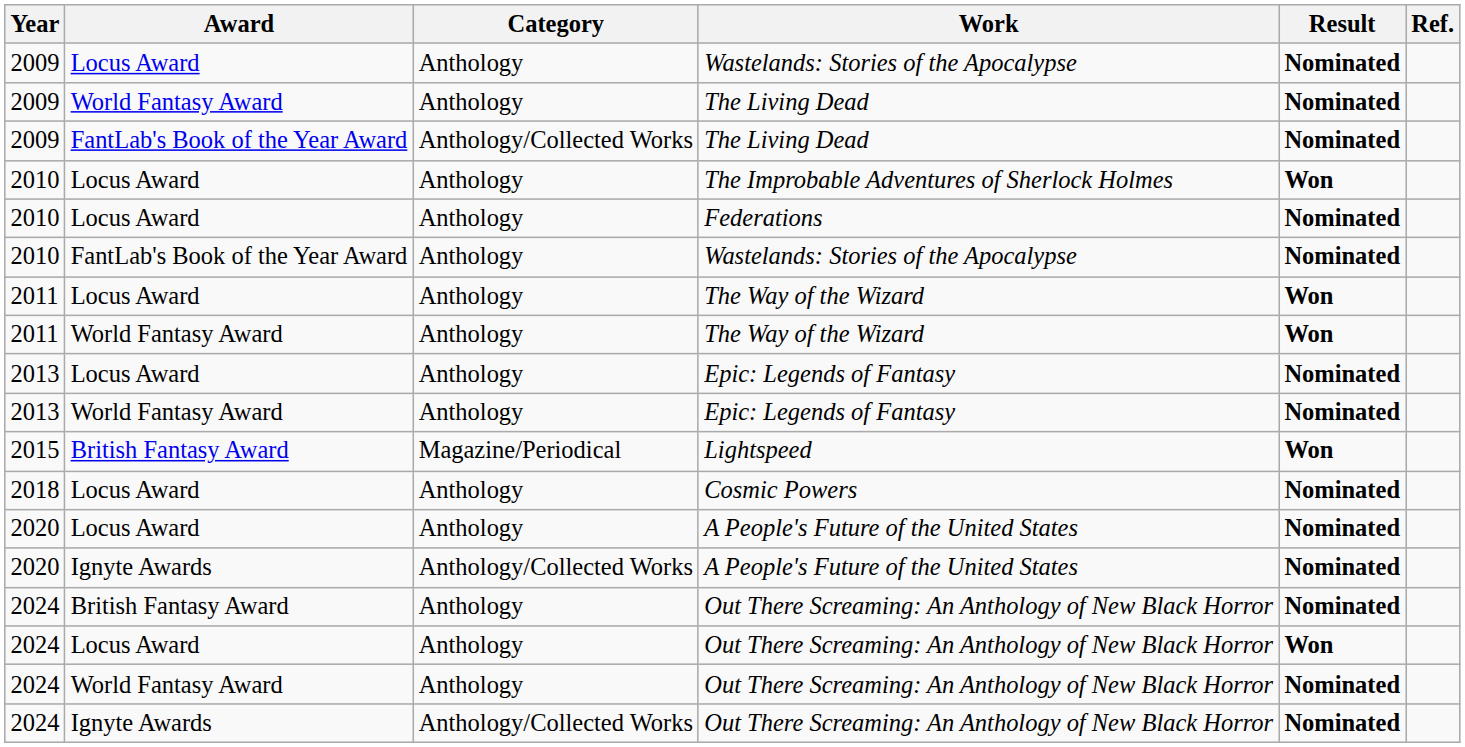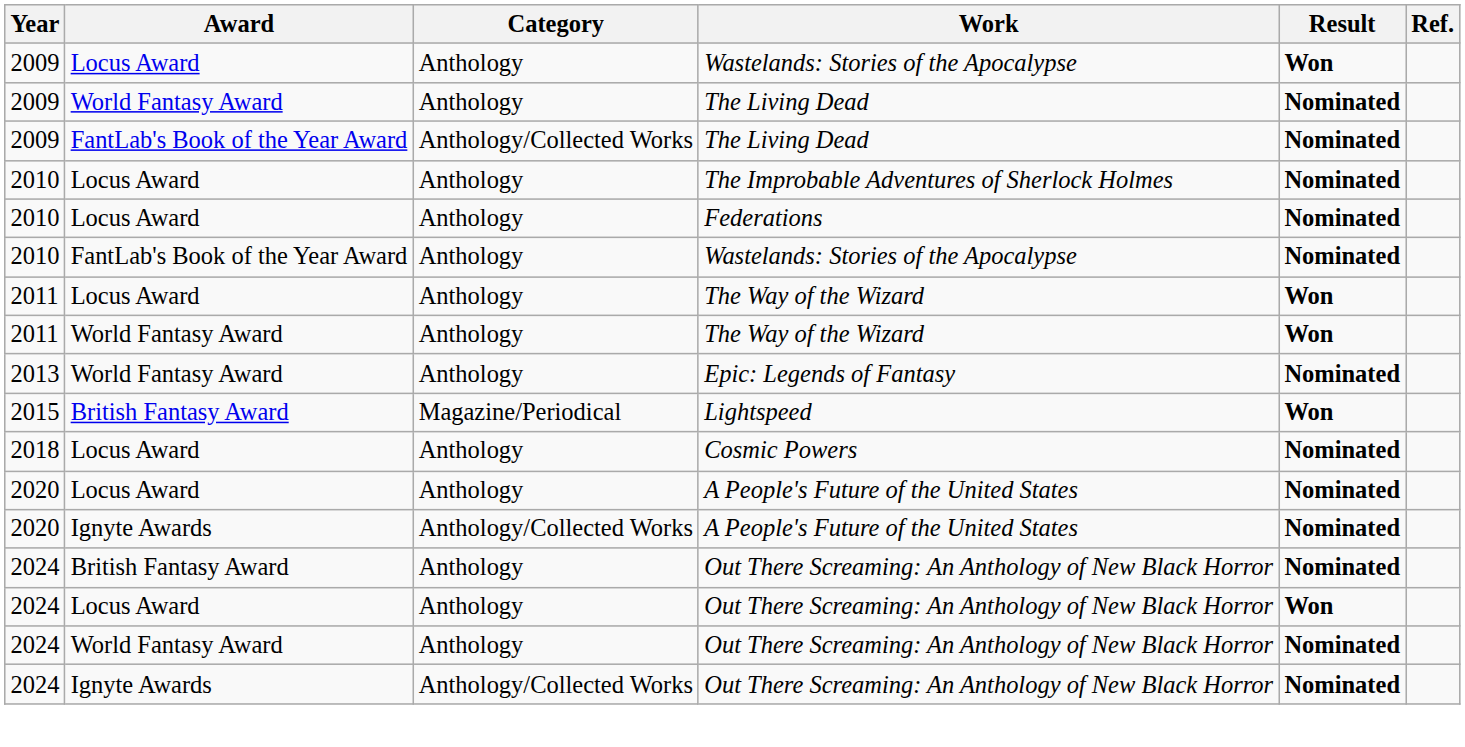(1342, 62) Nominated -> (1309, 62) Won
(1309, 179) Won -> (1342, 179) Nominated
- row: (135, 373)
